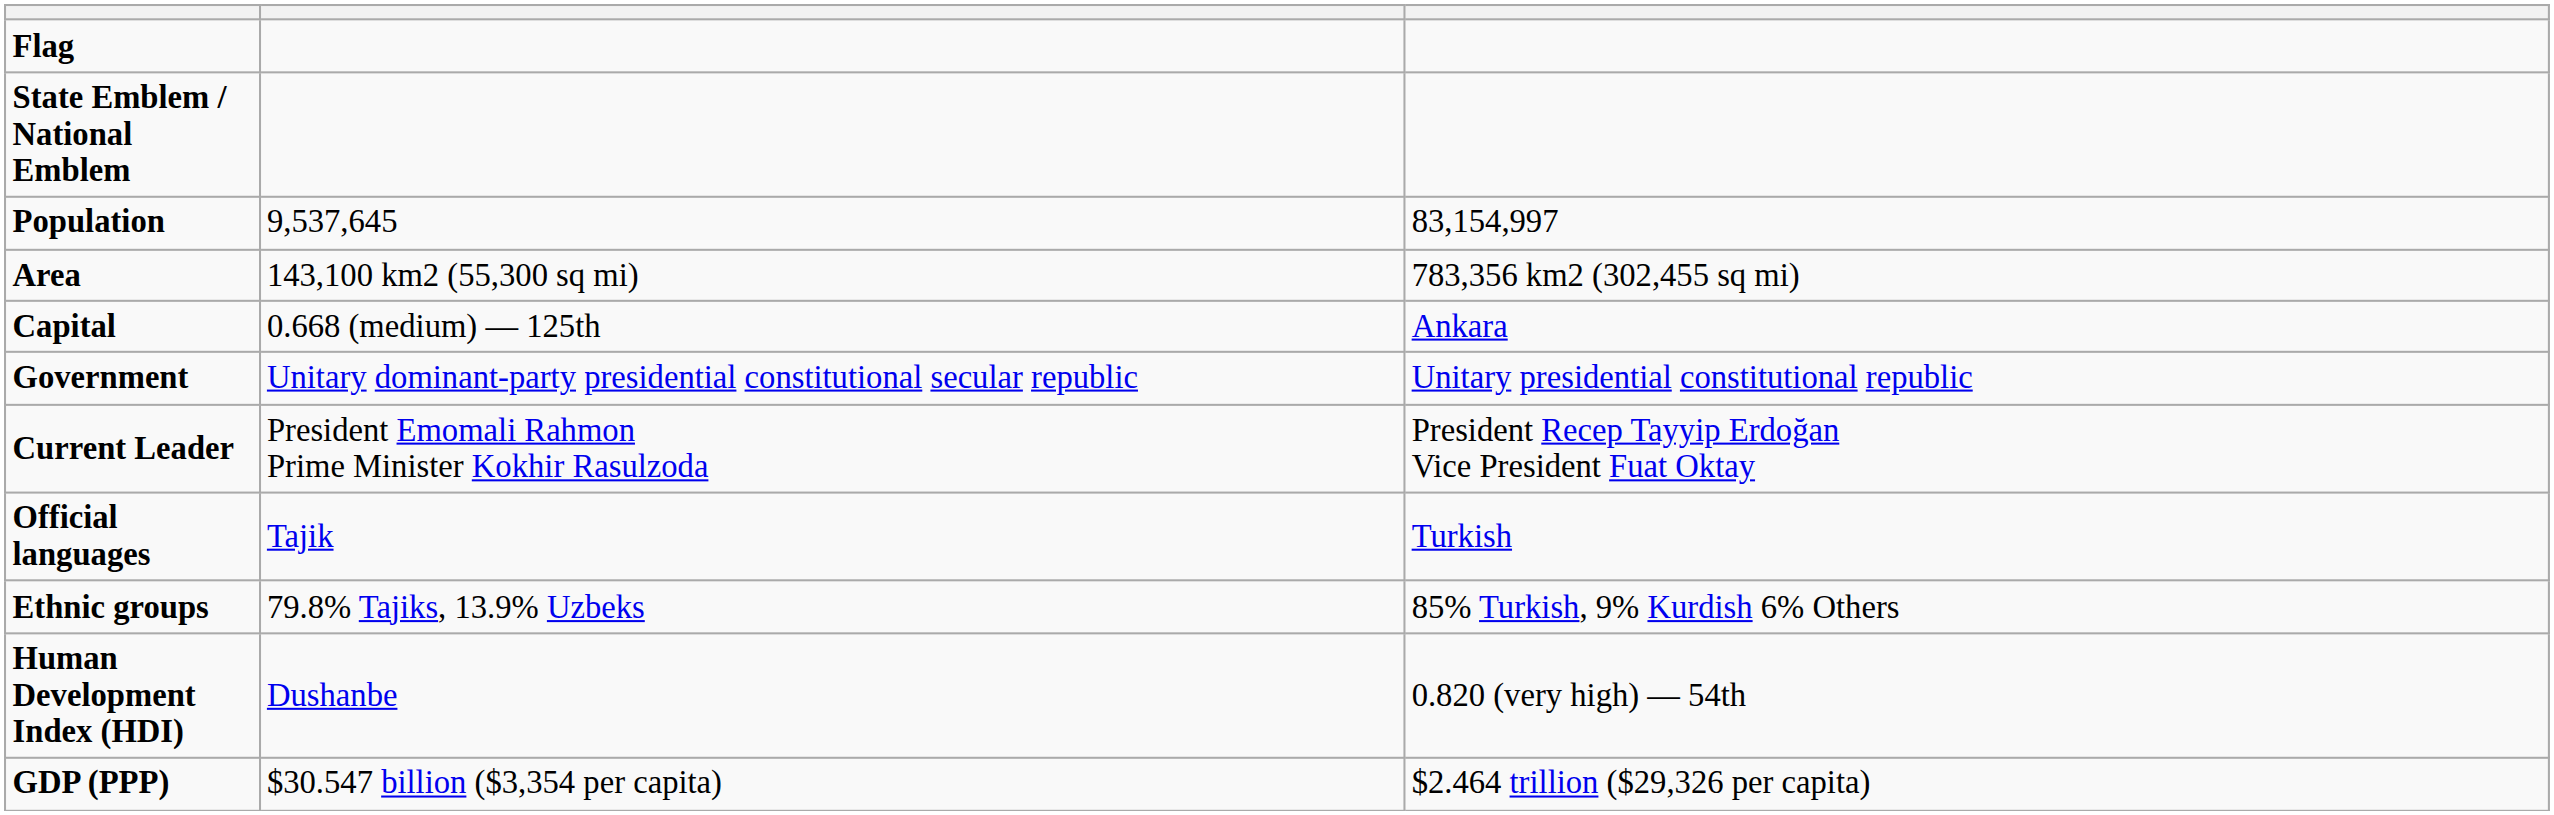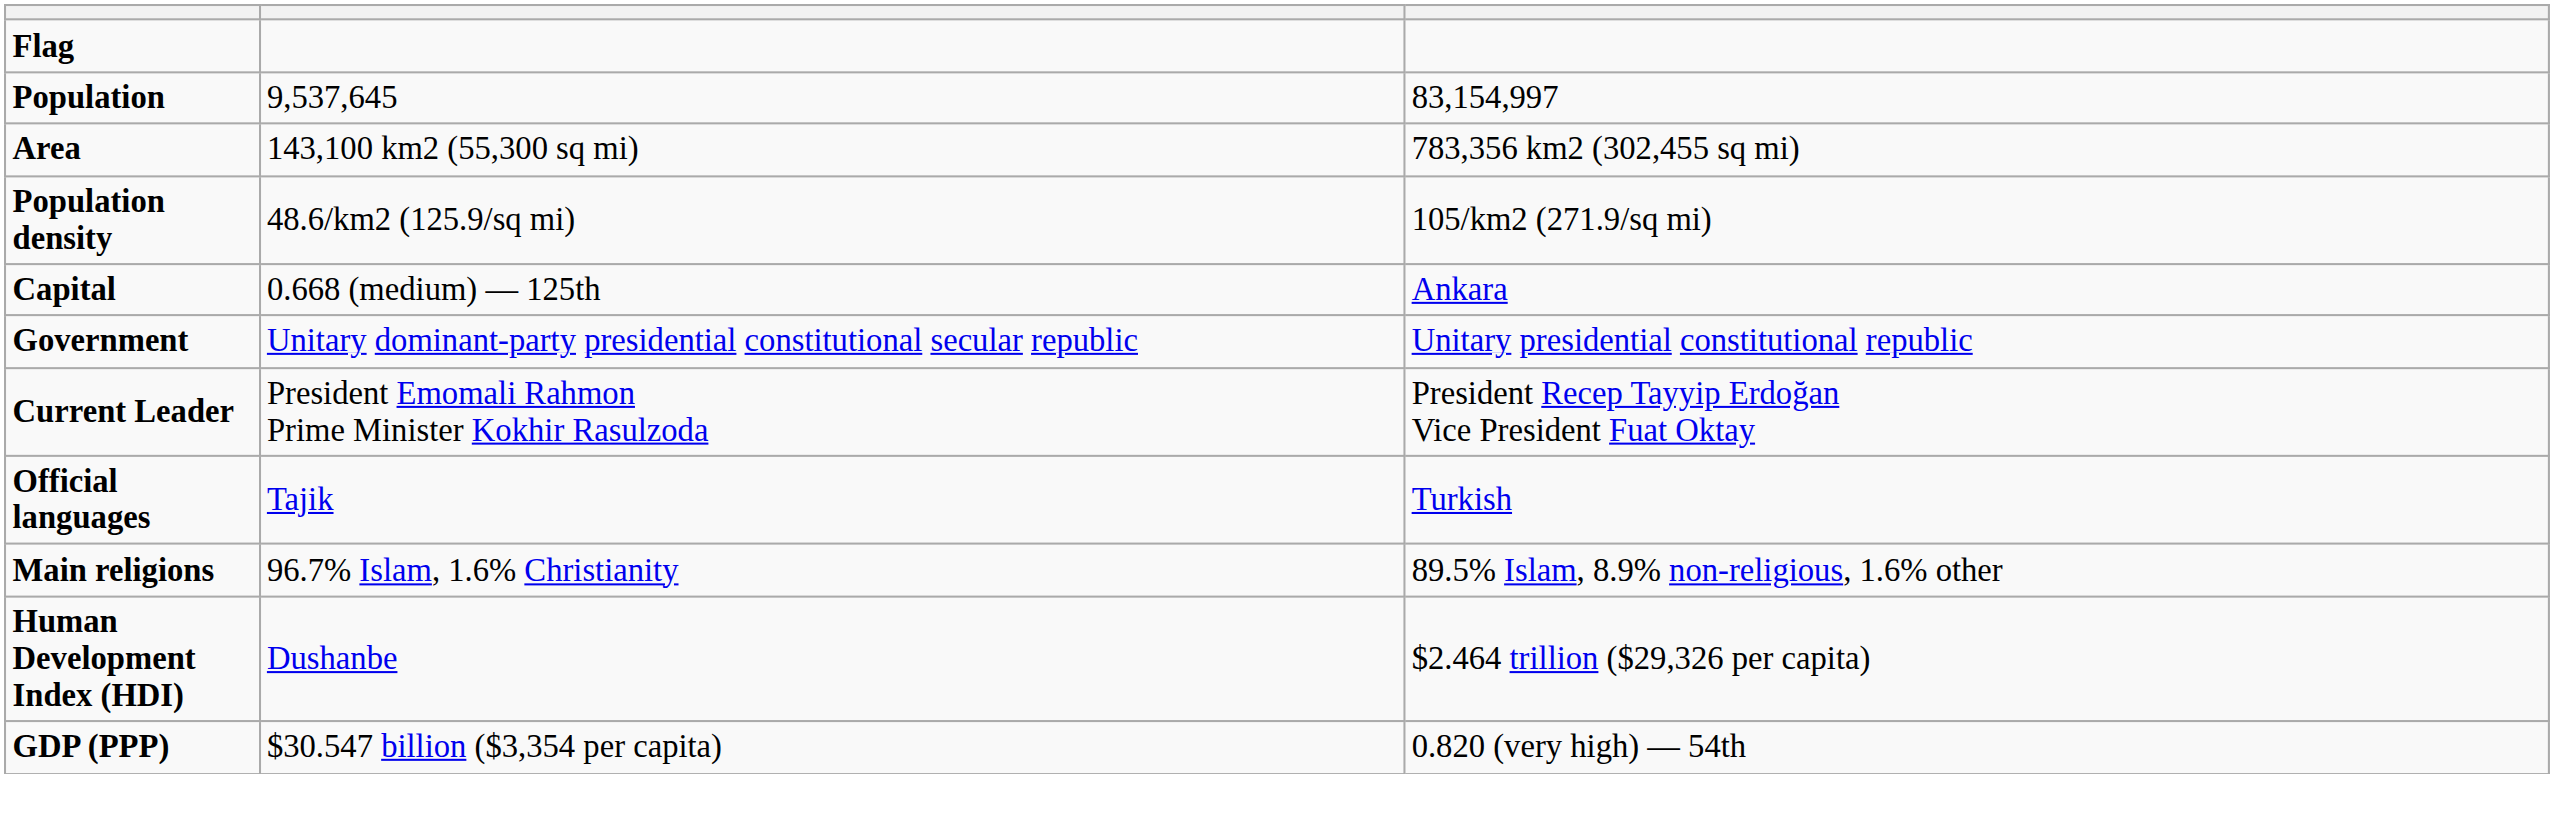- row: (120, 133)
+ row: (89, 219)
+ row: (113, 569)
- row: (111, 606)
(1579, 694) 0.820 (very high) — 54th -> (1641, 658) $2.464 trillion ($29,326 per capita)
(1641, 783) $2.464 trillion ($29,326 per capita) -> (1579, 746) 0.820 (very high) — 54th
